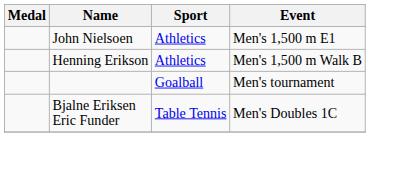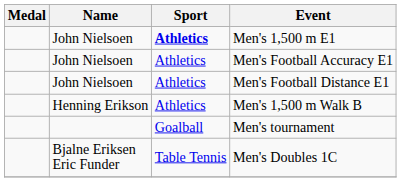(180, 37) normal -> (181, 37) bold
+ row: (313, 60)
+ row: (311, 82)
